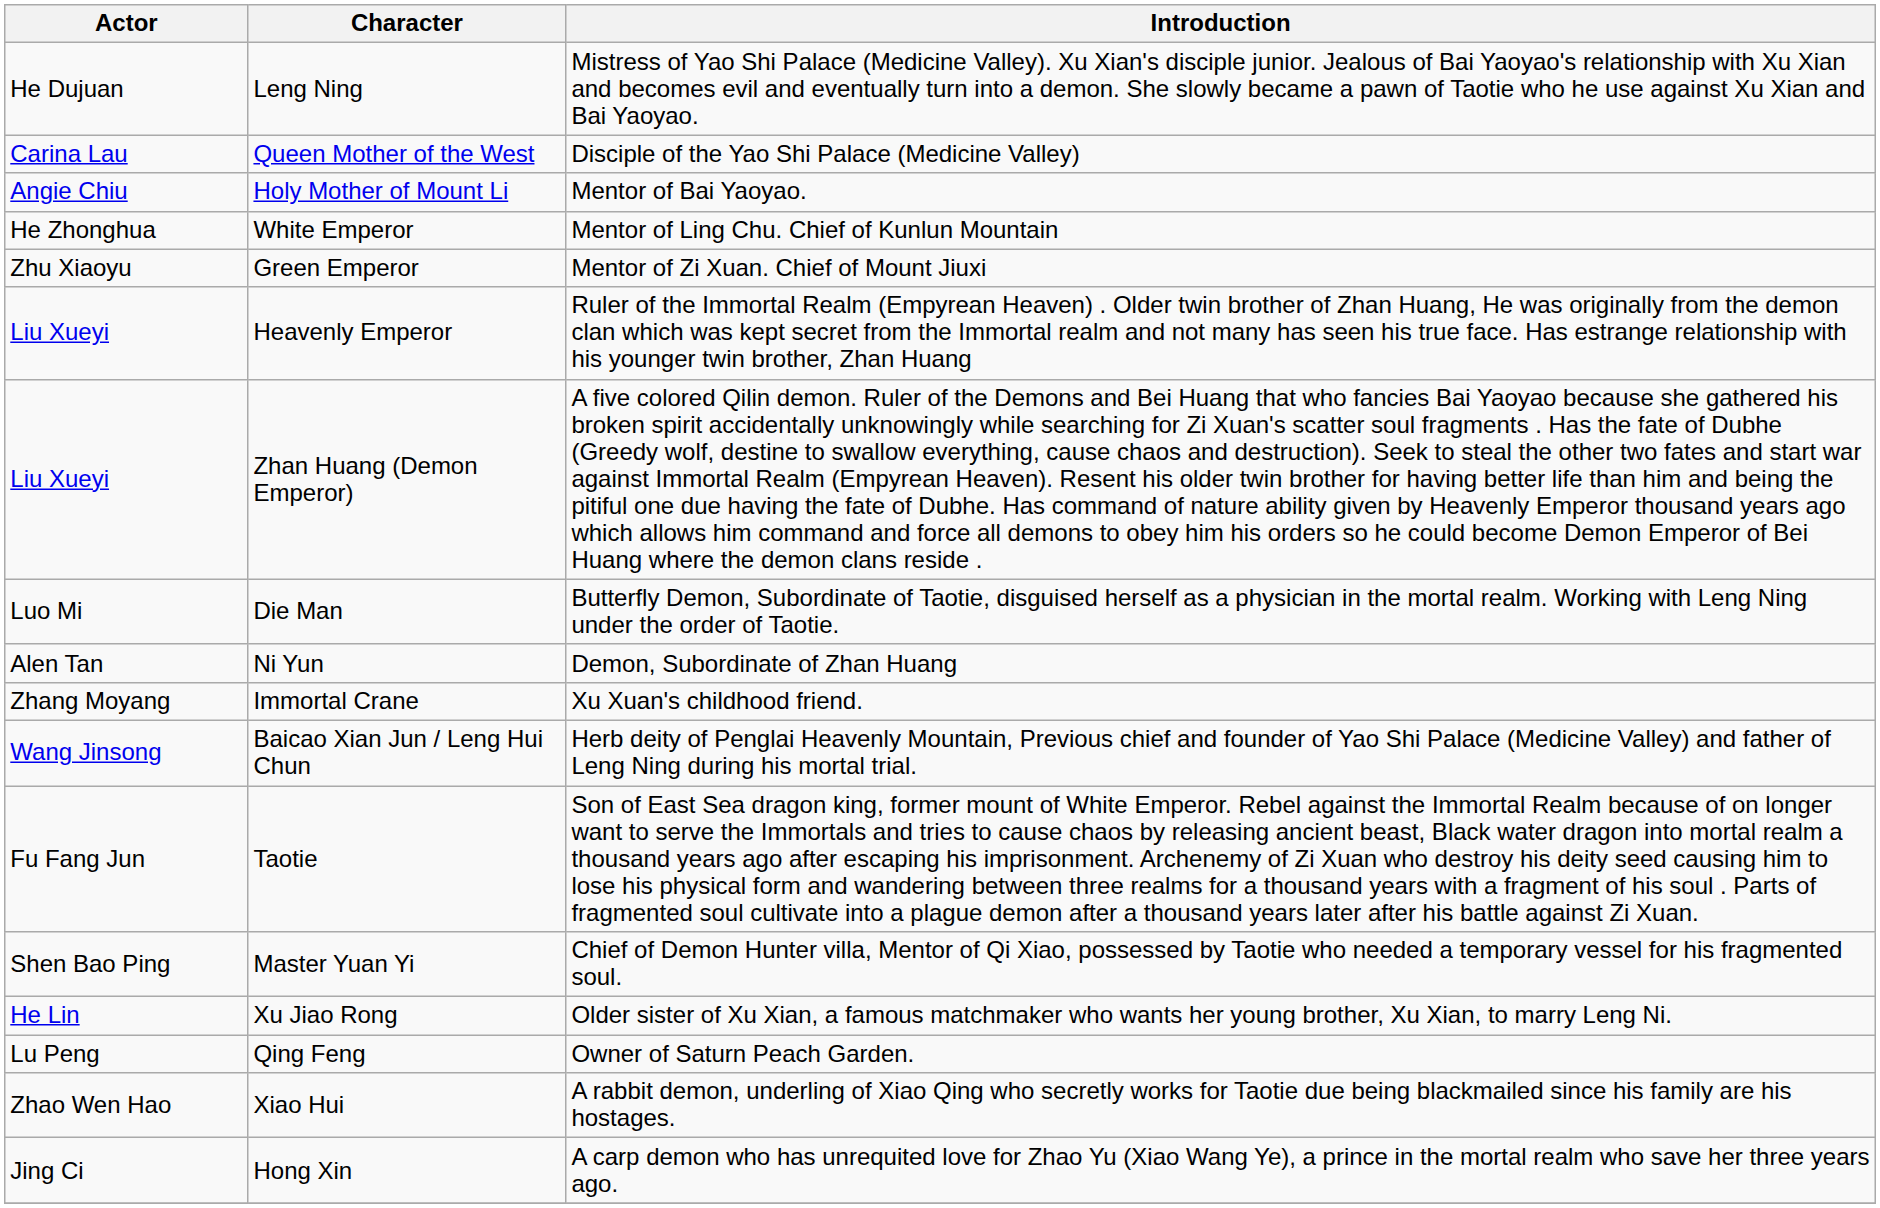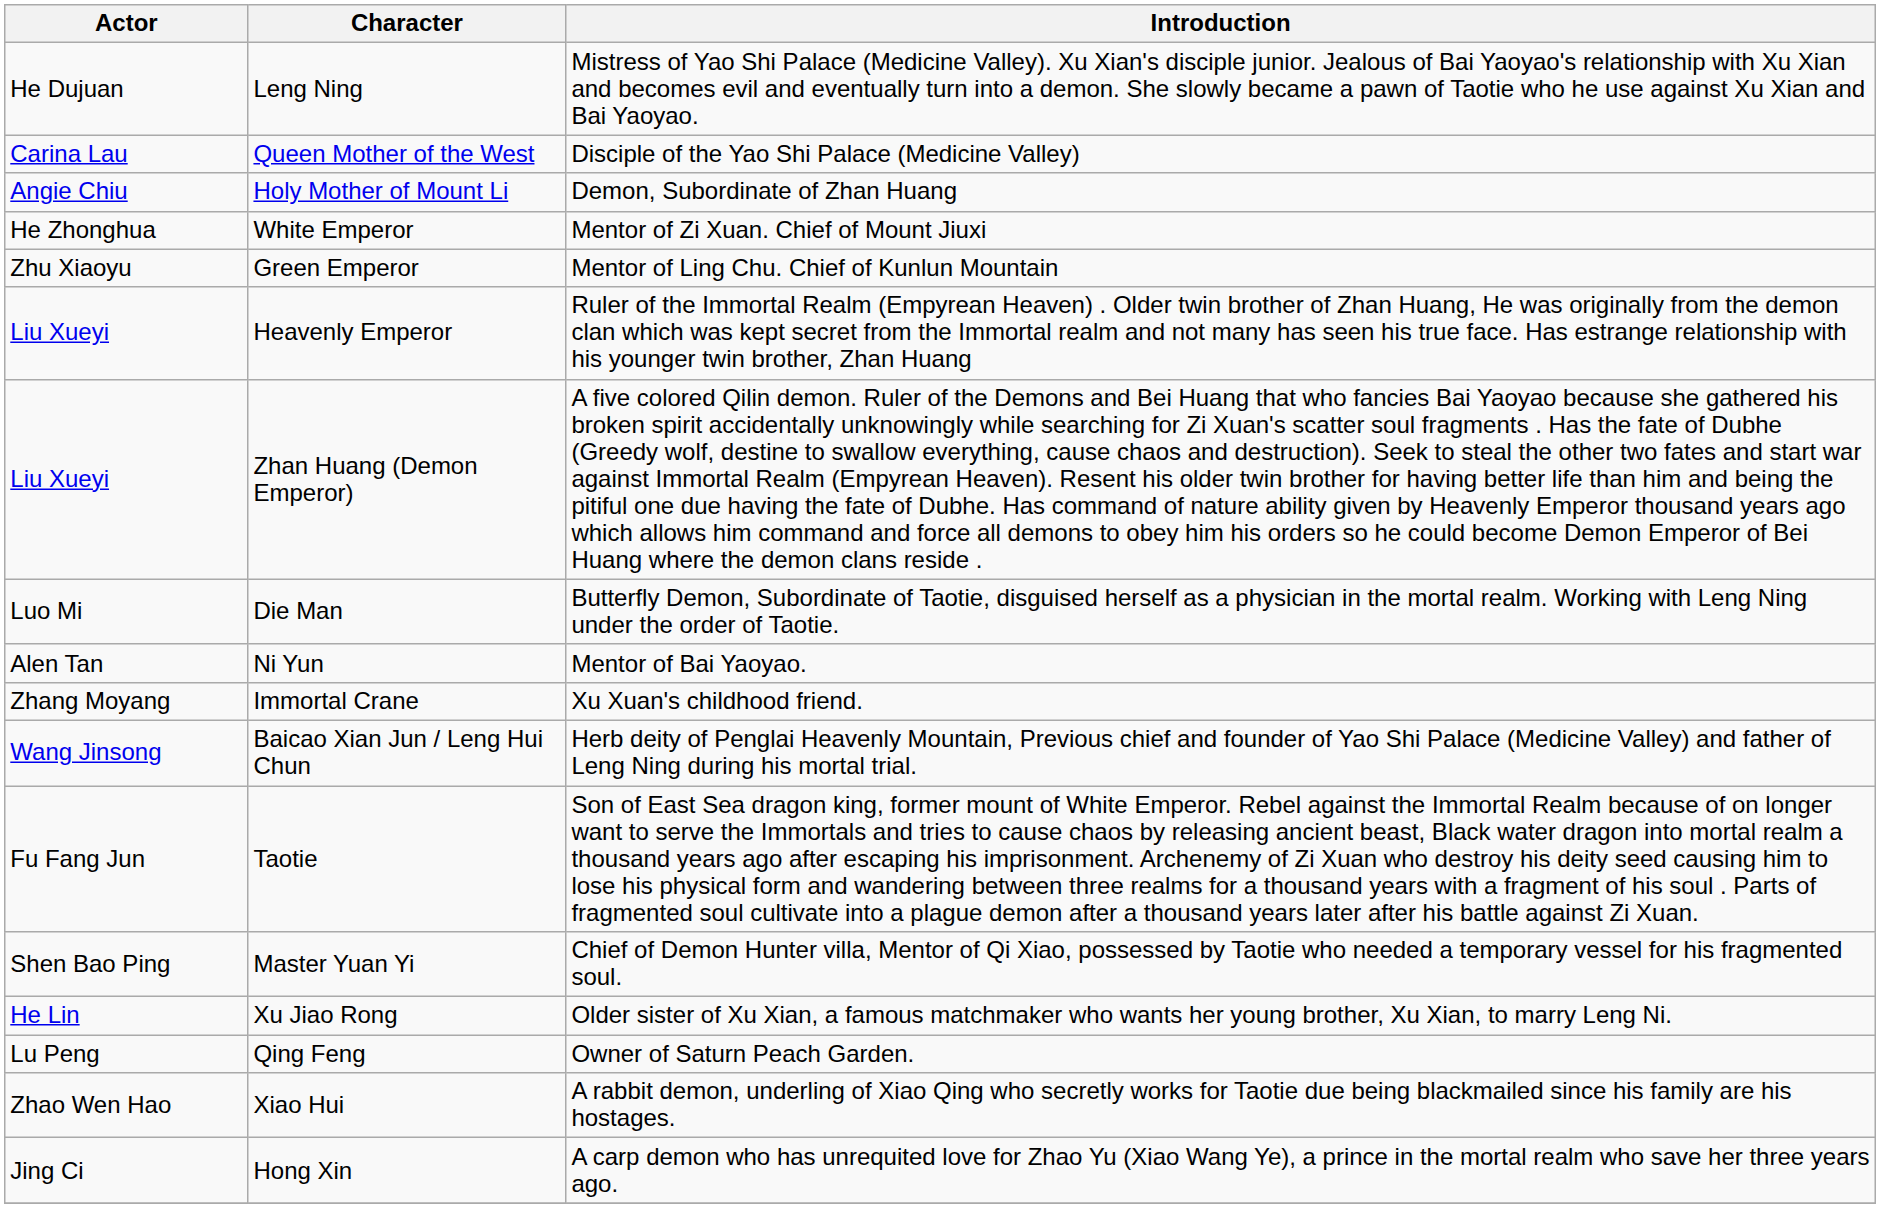(689, 191) Mentor of Bai Yaoyao. -> (764, 191) Demon, Subordinate of Zhan Huang
(815, 229) Mentor of Ling Chu. Chief of Kunlun Mountain -> (779, 229) Mentor of Zi Xuan. Chief of Mount Jiuxi
(779, 267) Mentor of Zi Xuan. Chief of Mount Jiuxi -> (815, 267) Mentor of Ling Chu. Chief of Kunlun Mountain
(764, 663) Demon, Subordinate of Zhan Huang -> (689, 663) Mentor of Bai Yaoyao.
